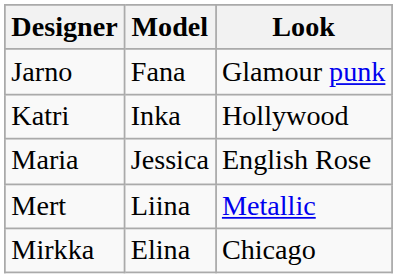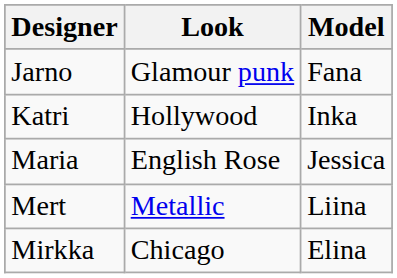columns swapped: (170, 26) <-> (304, 26)
